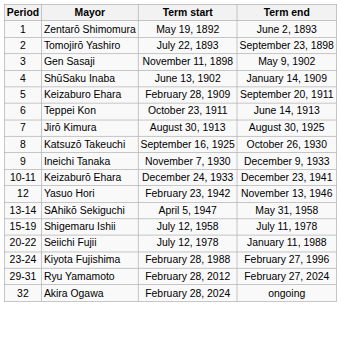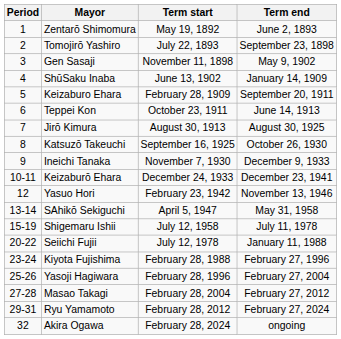+ row: (81, 276)
+ row: (76, 293)
